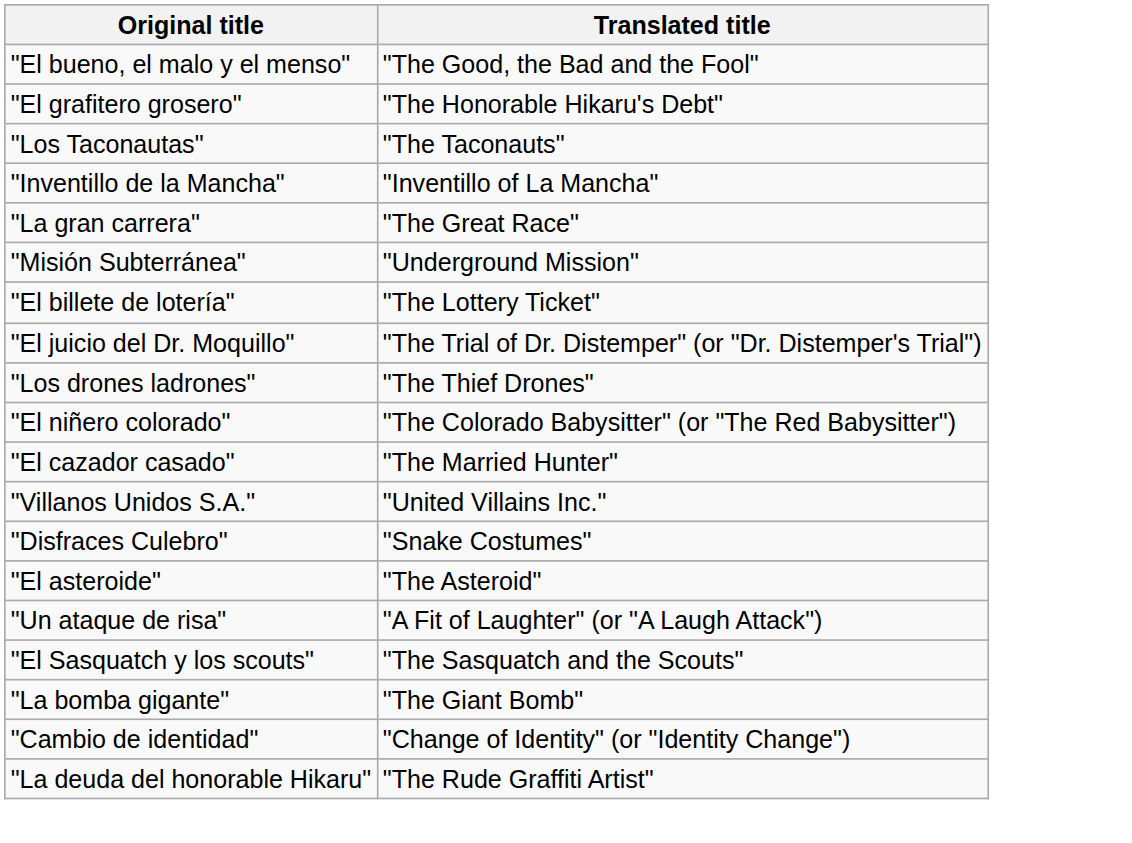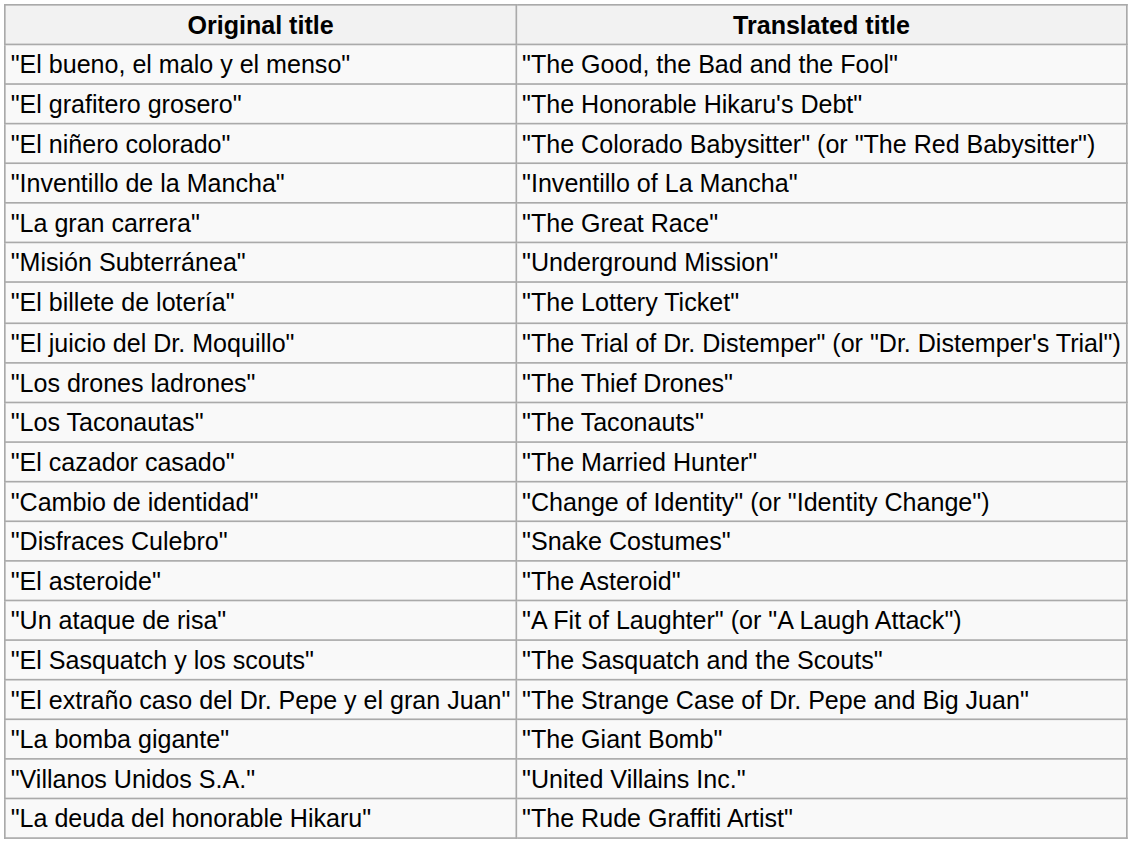rows swapped: (107, 144) <-> (121, 422)
rows swapped: (134, 740) <-> (133, 501)
+ row: (261, 700)
